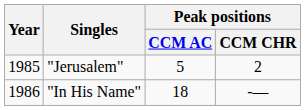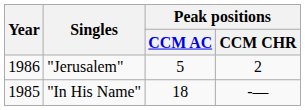(24, 67) 1985 -> (24, 67) 1986
(24, 92) 1986 -> (24, 92) 1985
